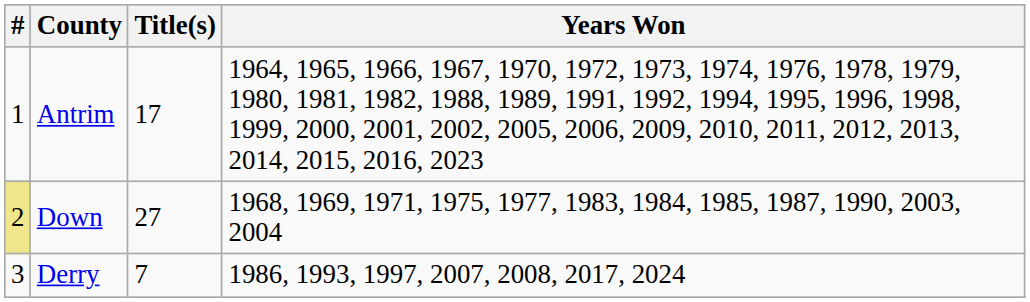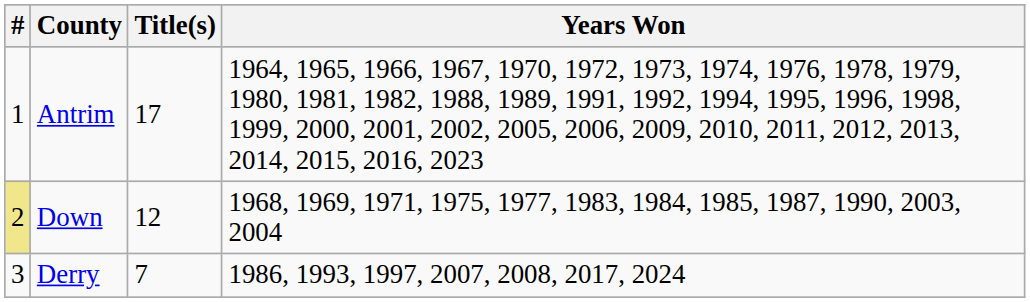(148, 216) 27 -> (148, 216) 12
